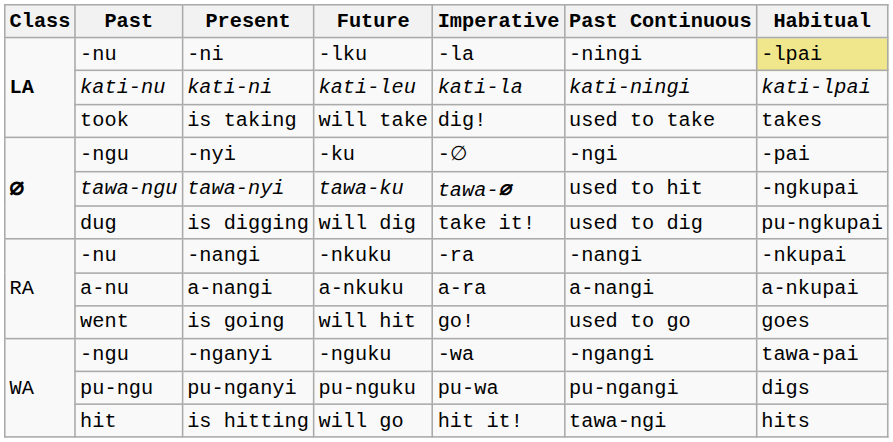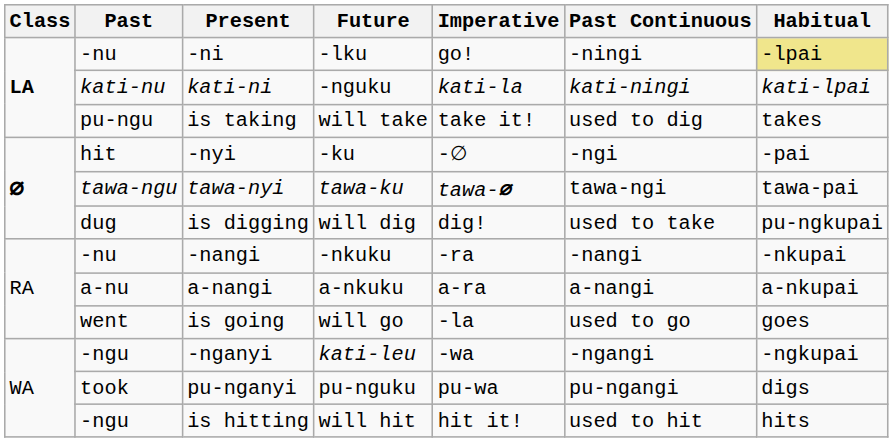(456, 54) -la -> (456, 54) go!
(367, 87) kati-leu -> (355, 87) -nguku
(104, 120) took -> (117, 120) pu-ngu
(462, 120) dig! -> (486, 120) take it!
(642, 120) used to take -> (636, 120) used to dig
(104, 154) -ngu -> (98, 154) hit
(636, 189) used to hit -> (618, 189) tawa-ngi
(810, 189) -ngkupai -> (810, 189) tawa-pai
(486, 223) take it! -> (462, 223) dig!
(636, 223) used to dig -> (642, 223) used to take
(367, 322) will hit -> (361, 322) will go
(456, 322) go! -> (456, 322) -la
(355, 355) -nguku -> (367, 355) kati-leu
(810, 355) tawa-pai -> (810, 355) -ngkupai
(117, 388) pu-ngu -> (104, 388) took
(98, 421) hit -> (104, 421) -ngu
(361, 421) will go -> (367, 421) will hit
(618, 421) tawa-ngi -> (636, 421) used to hit
